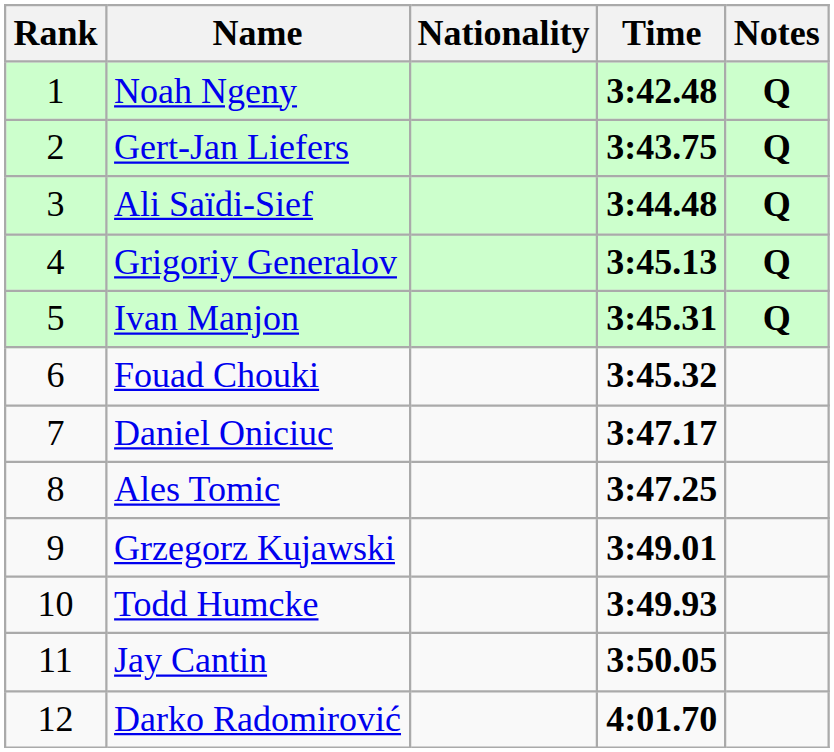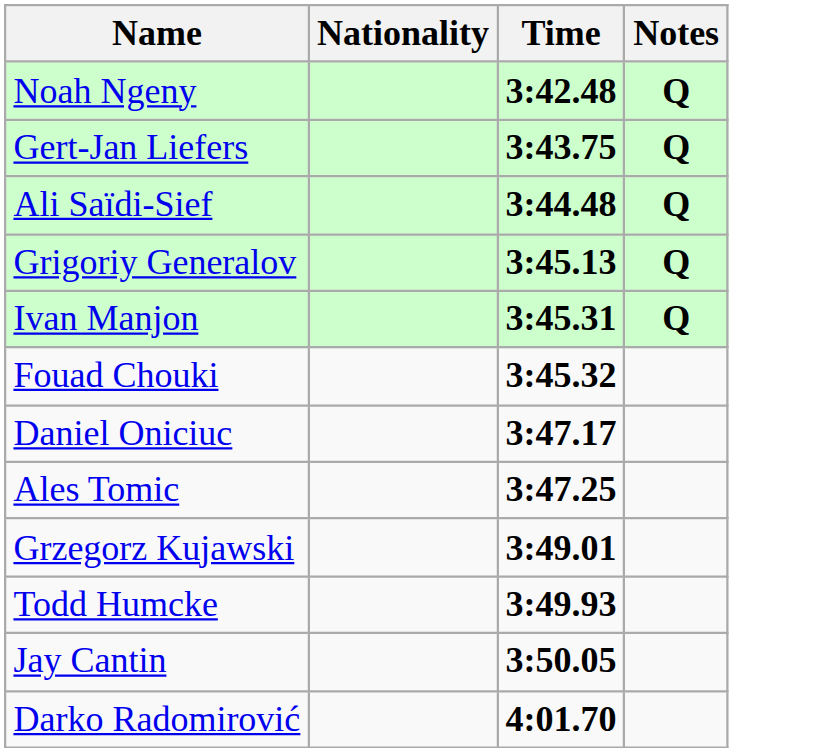- column: (55, 33)
